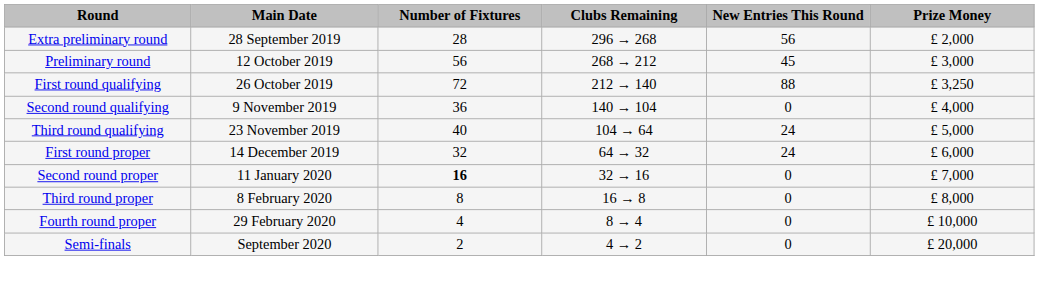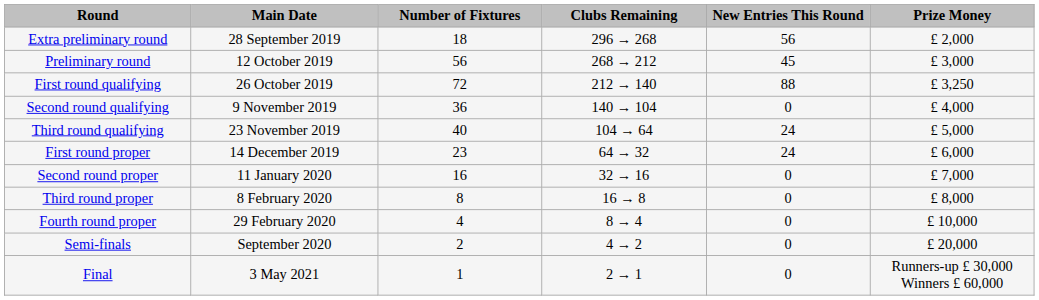(460, 38) 28 -> (460, 38) 18
(460, 152) 32 -> (460, 152) 23
(460, 175) bold -> (460, 175) normal
+ row: (98, 275)
